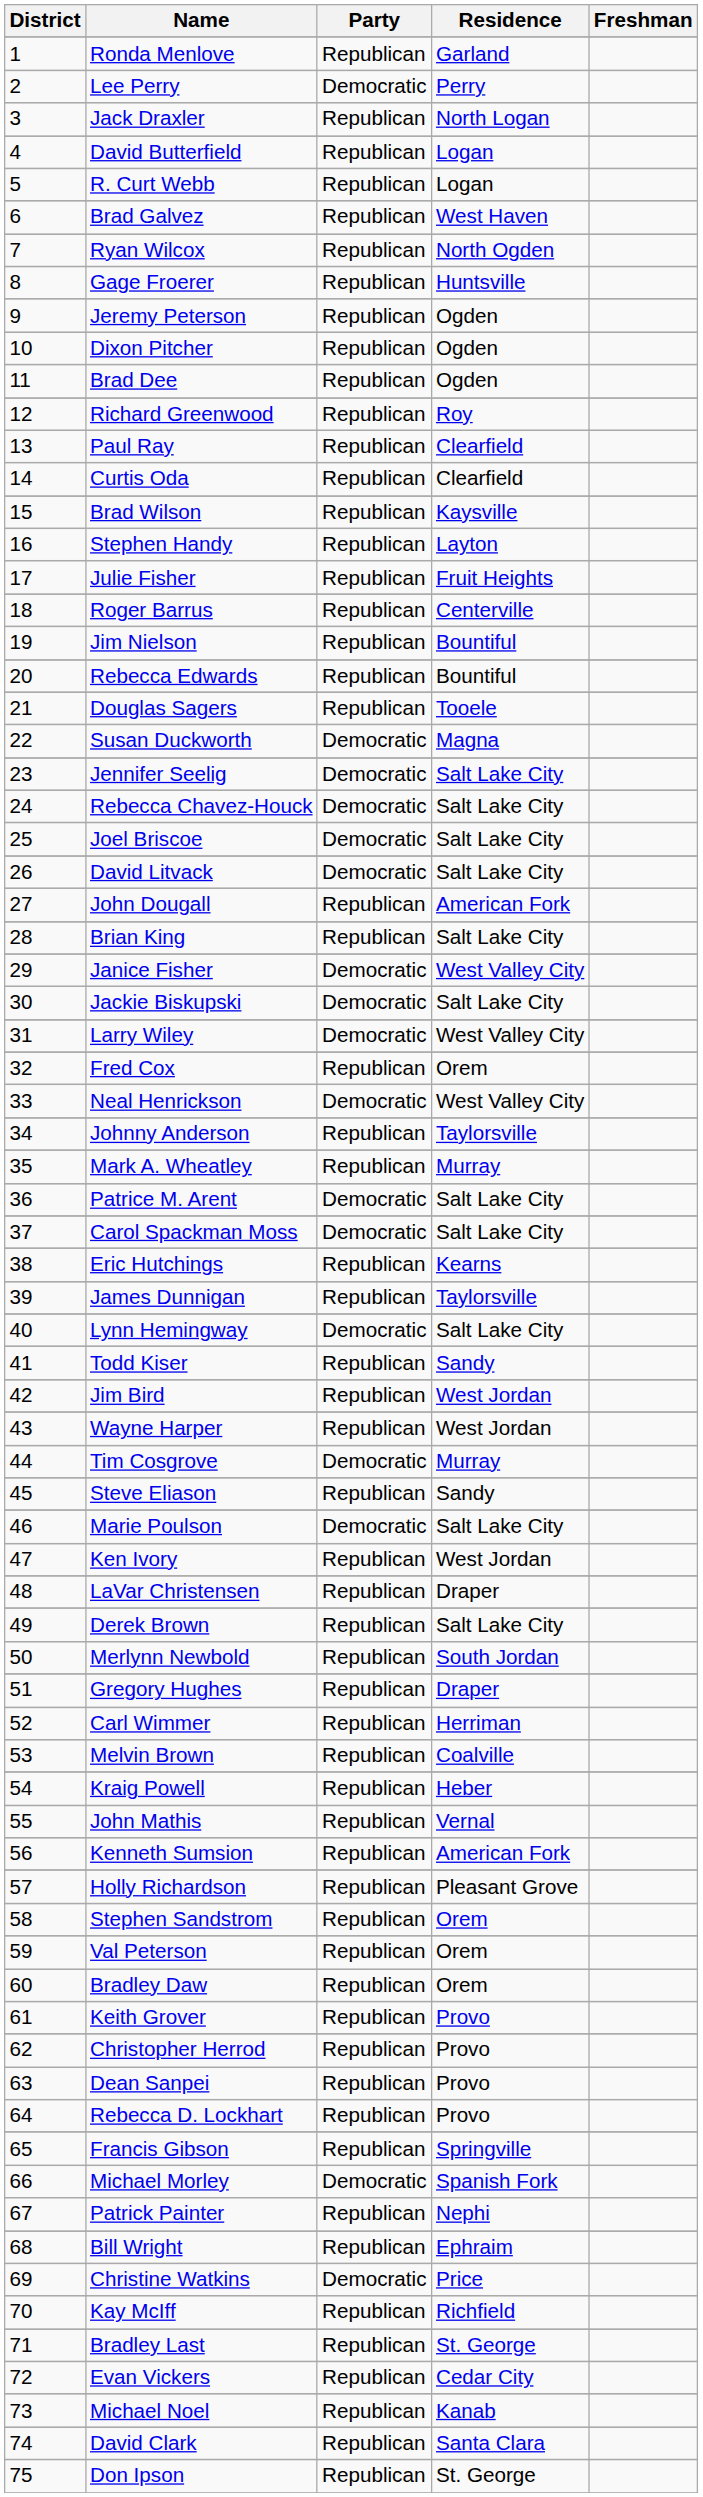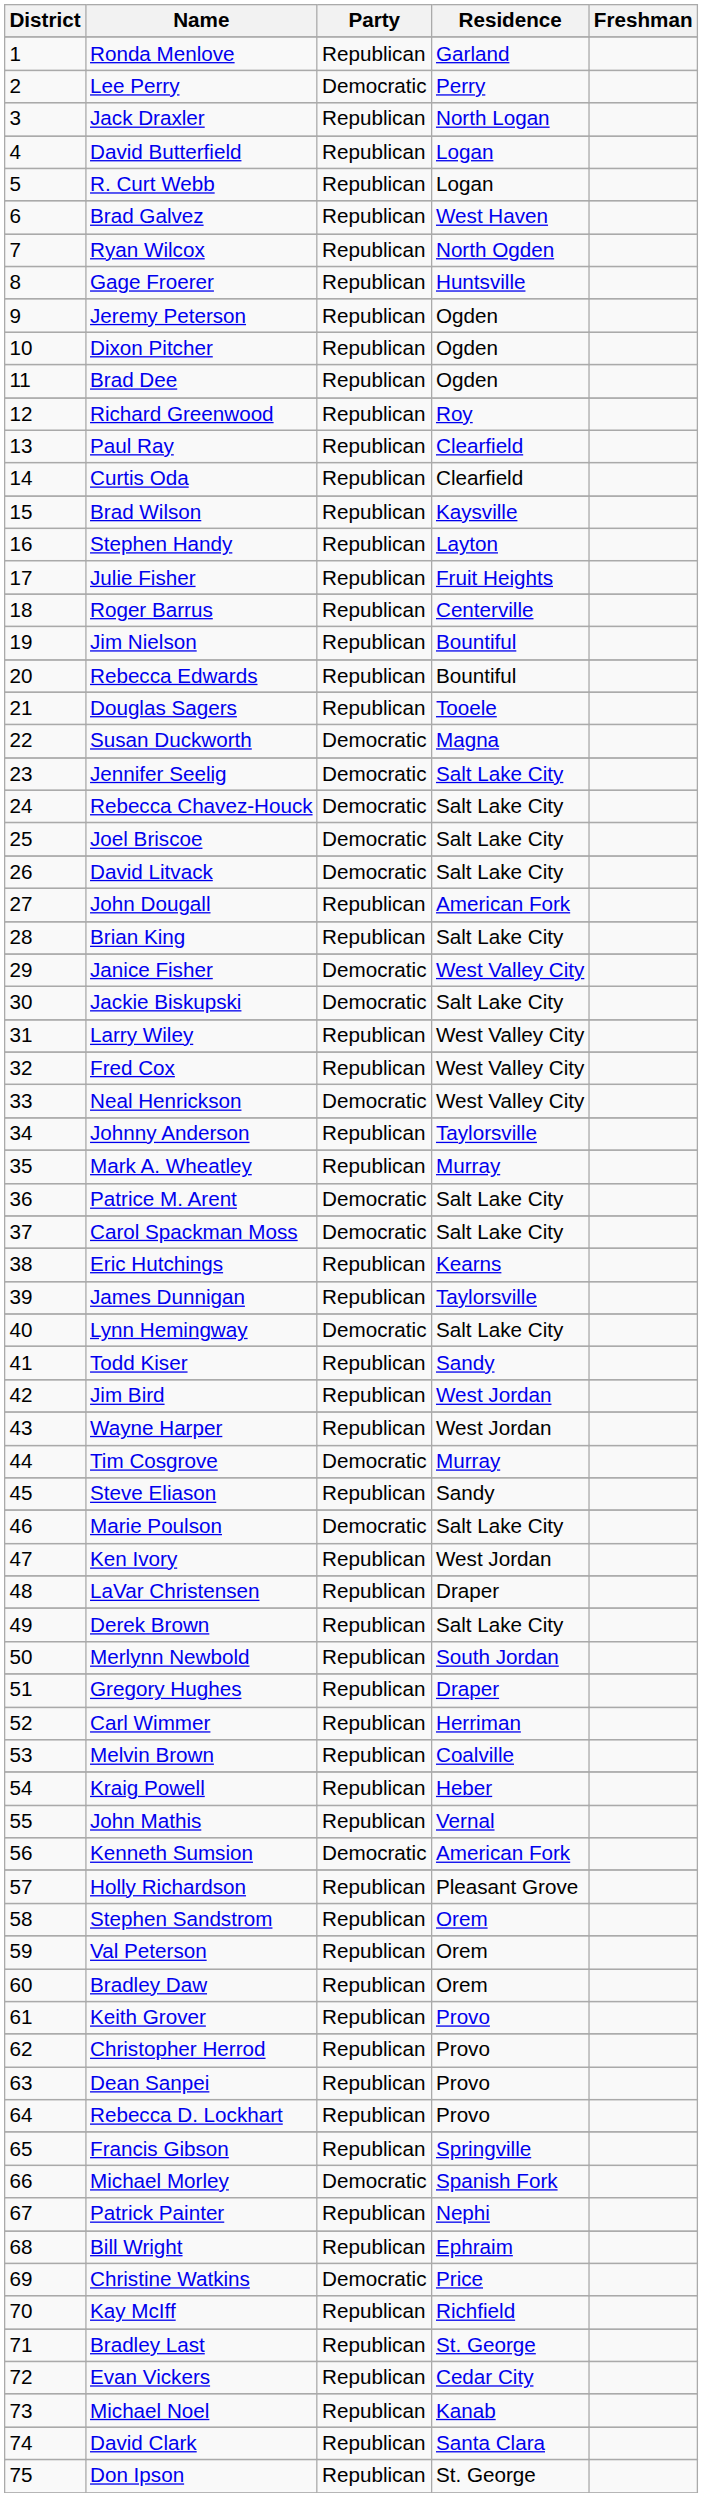(374, 1035) Democratic -> (374, 1035) Republican
(462, 1068) Orem -> (510, 1068) West Valley City
(374, 1853) Republican -> (374, 1853) Democratic
